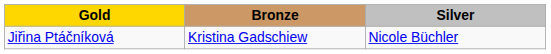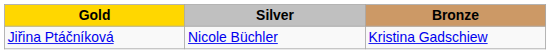columns swapped: (455, 15) <-> (275, 15)
